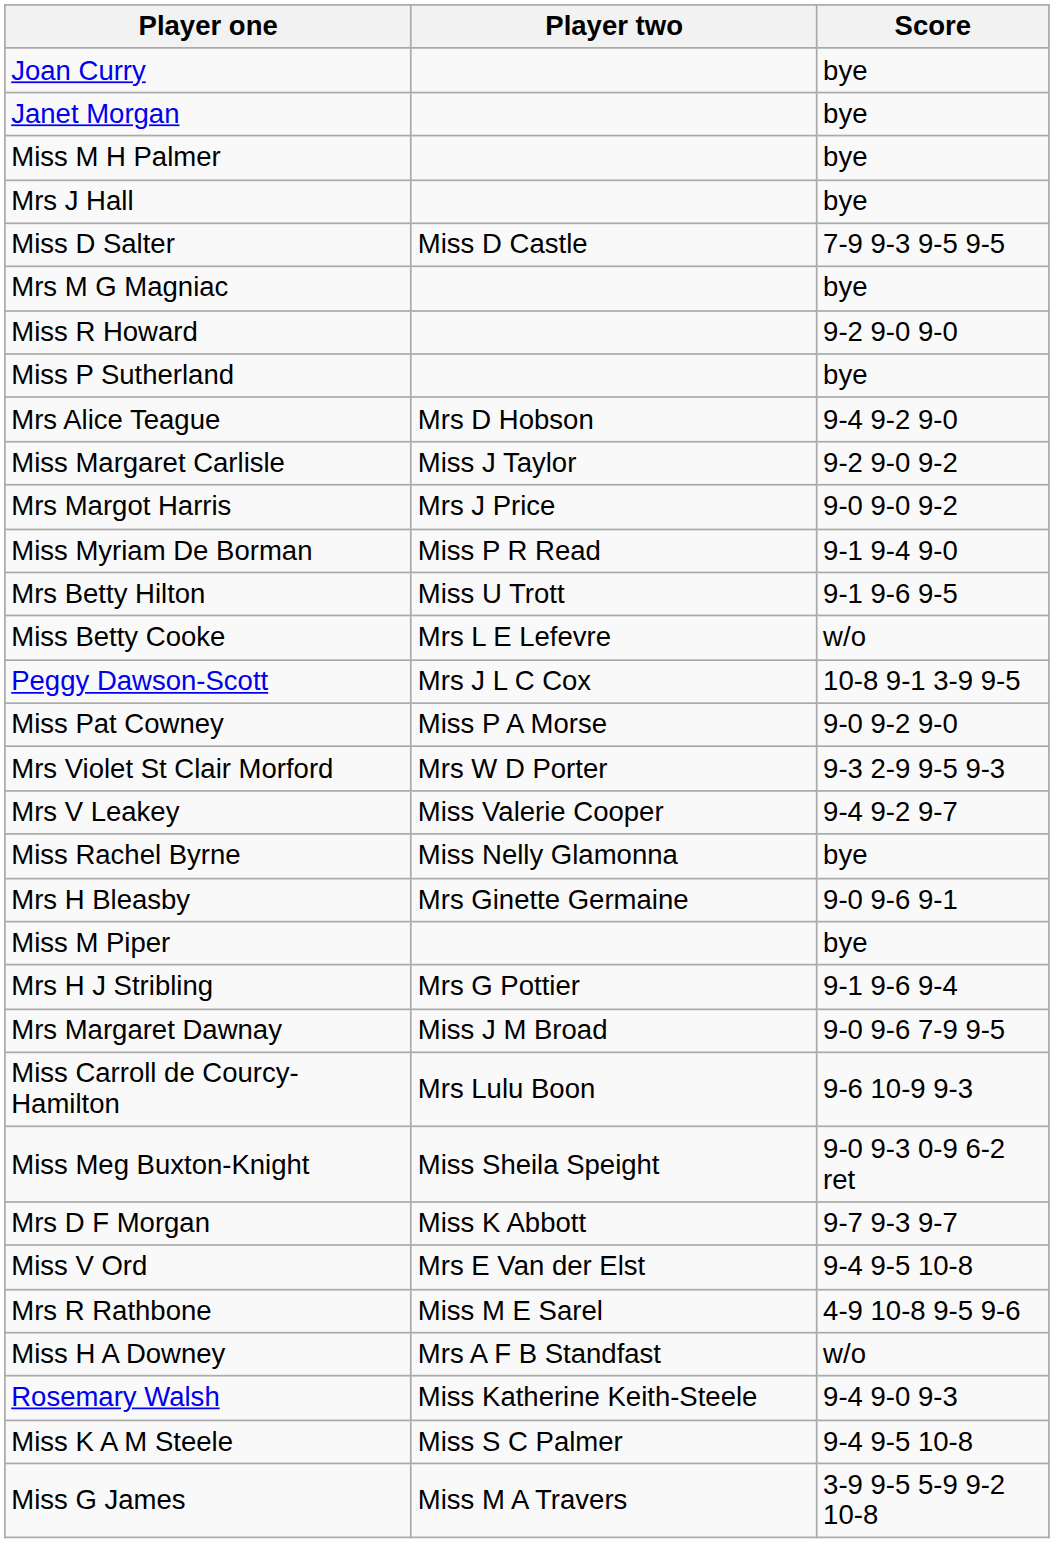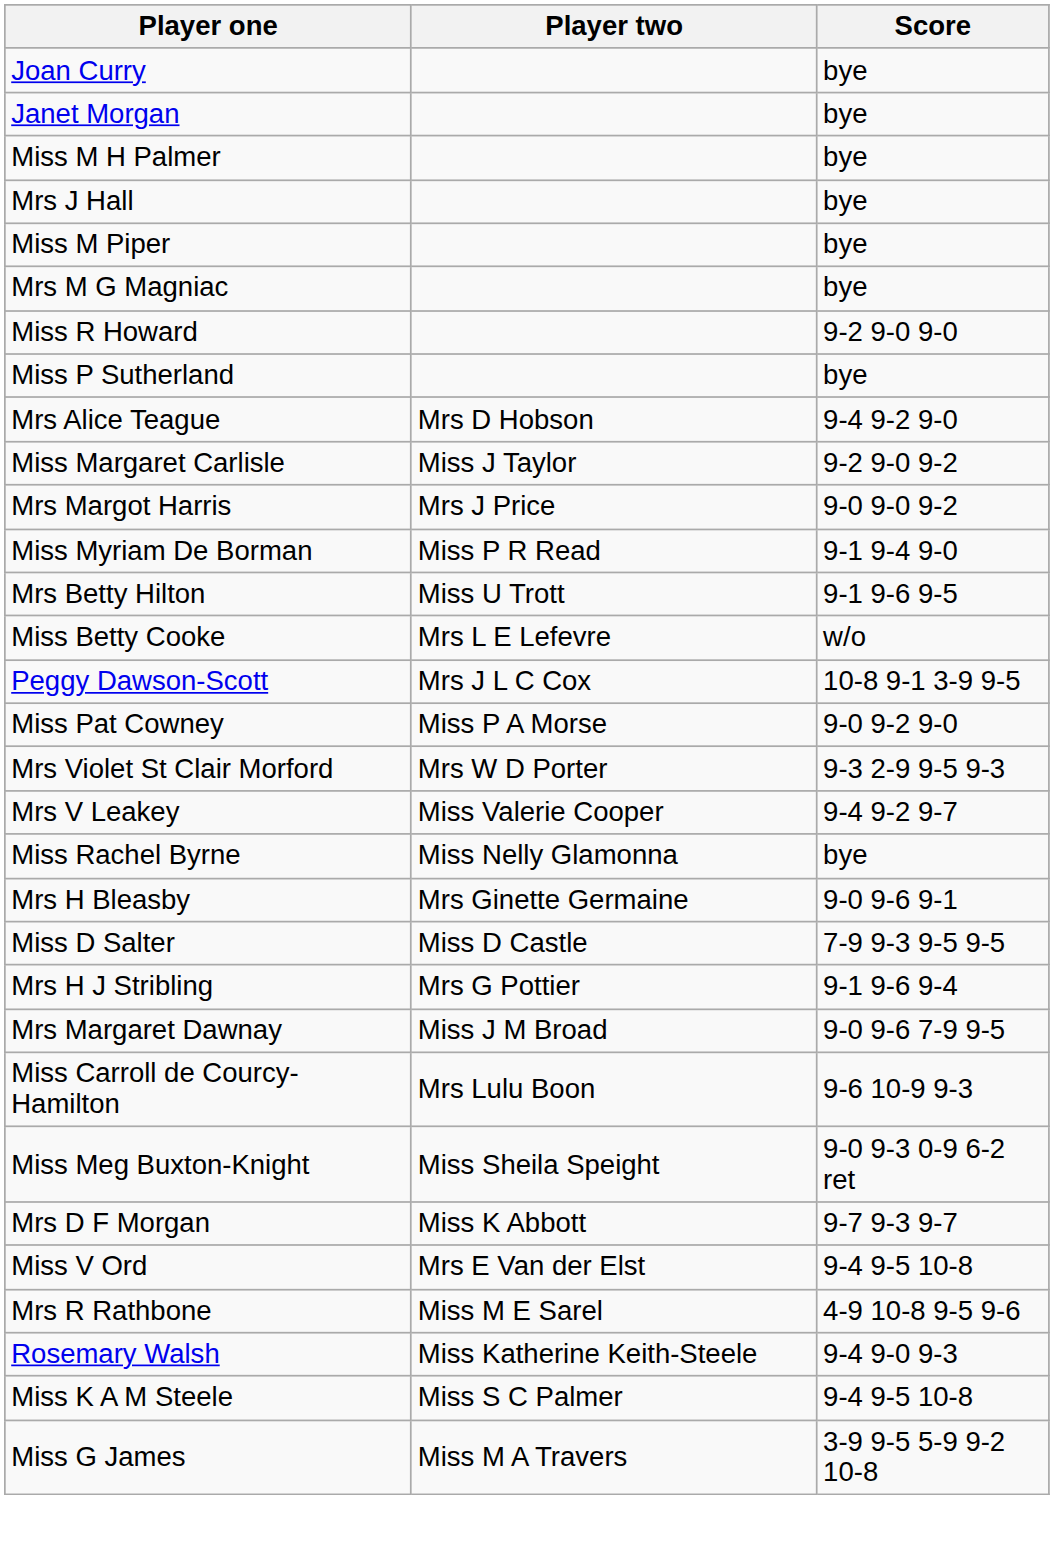rows swapped: (91, 942) <-> (93, 244)
- row: (118, 1353)
